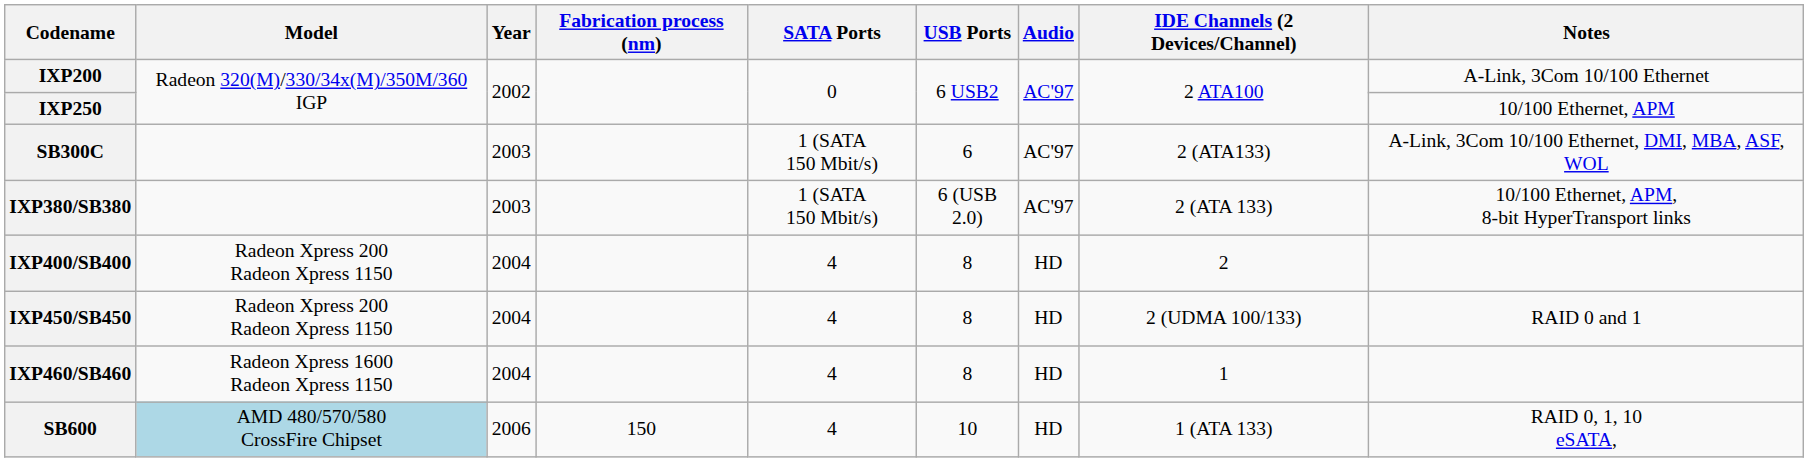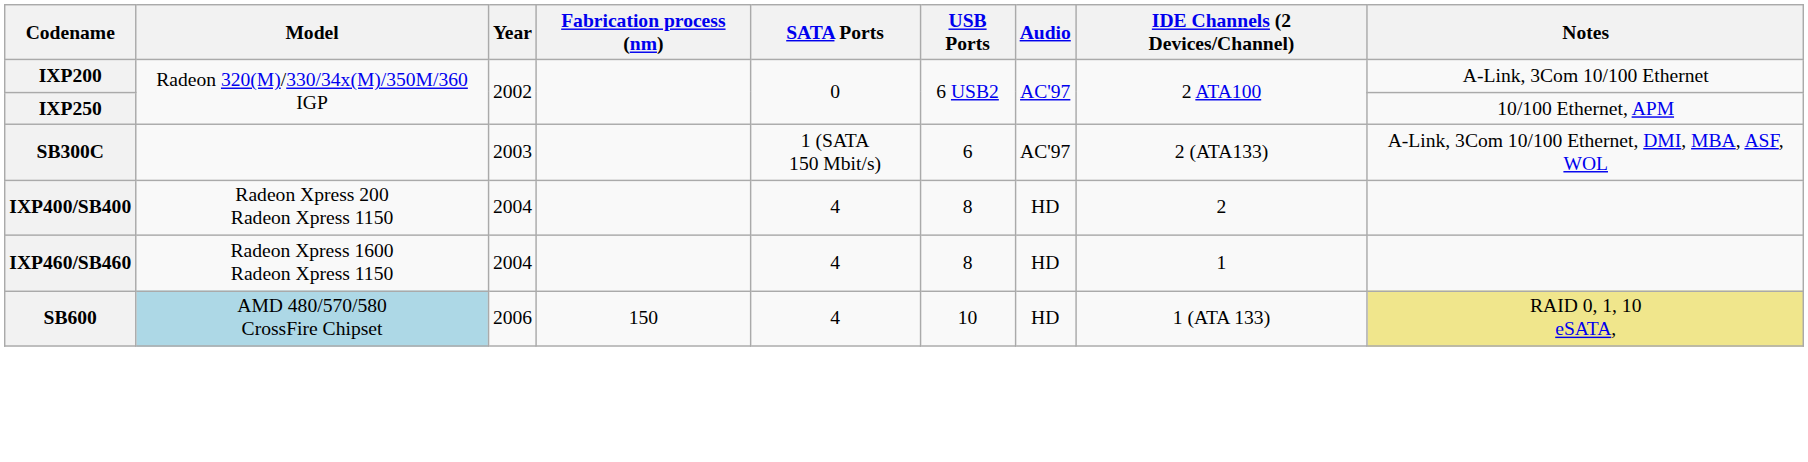- row: (70, 207)
- row: (70, 317)
(1586, 428) no background -> (1586, 317) khaki background
